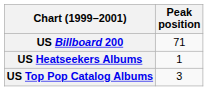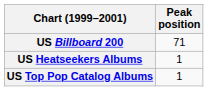(179, 77) 3 -> (179, 77) 1
